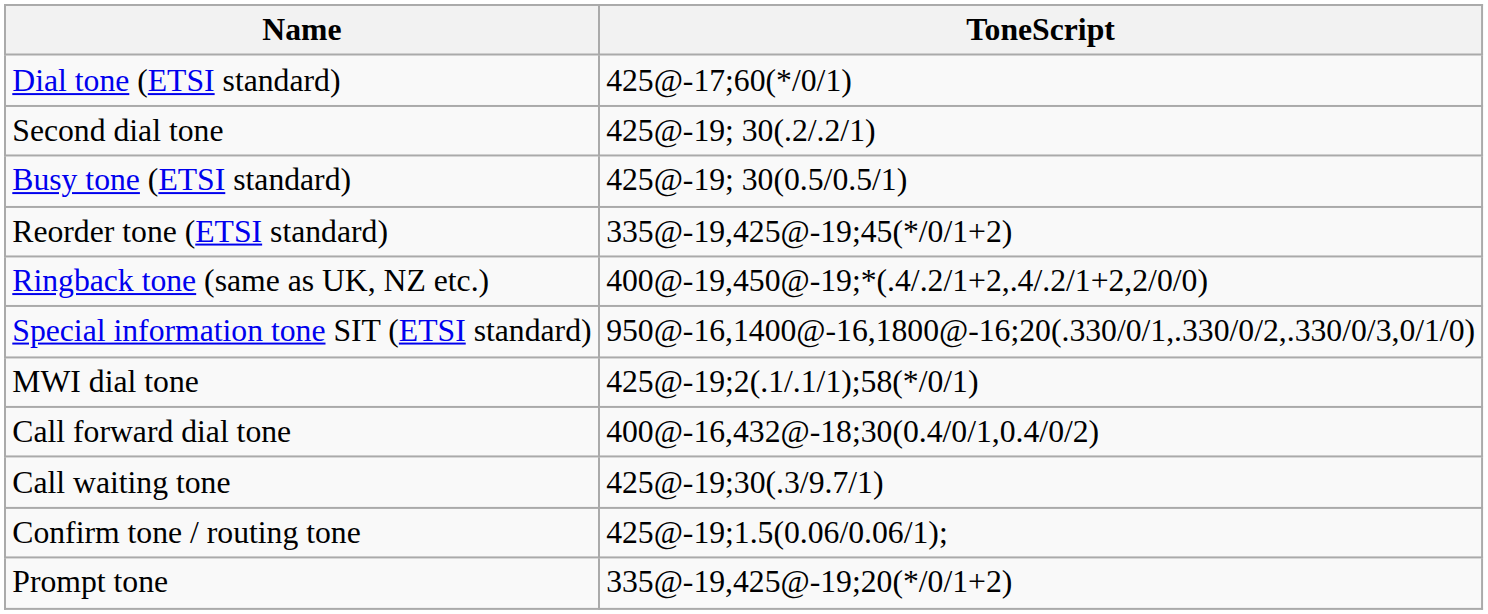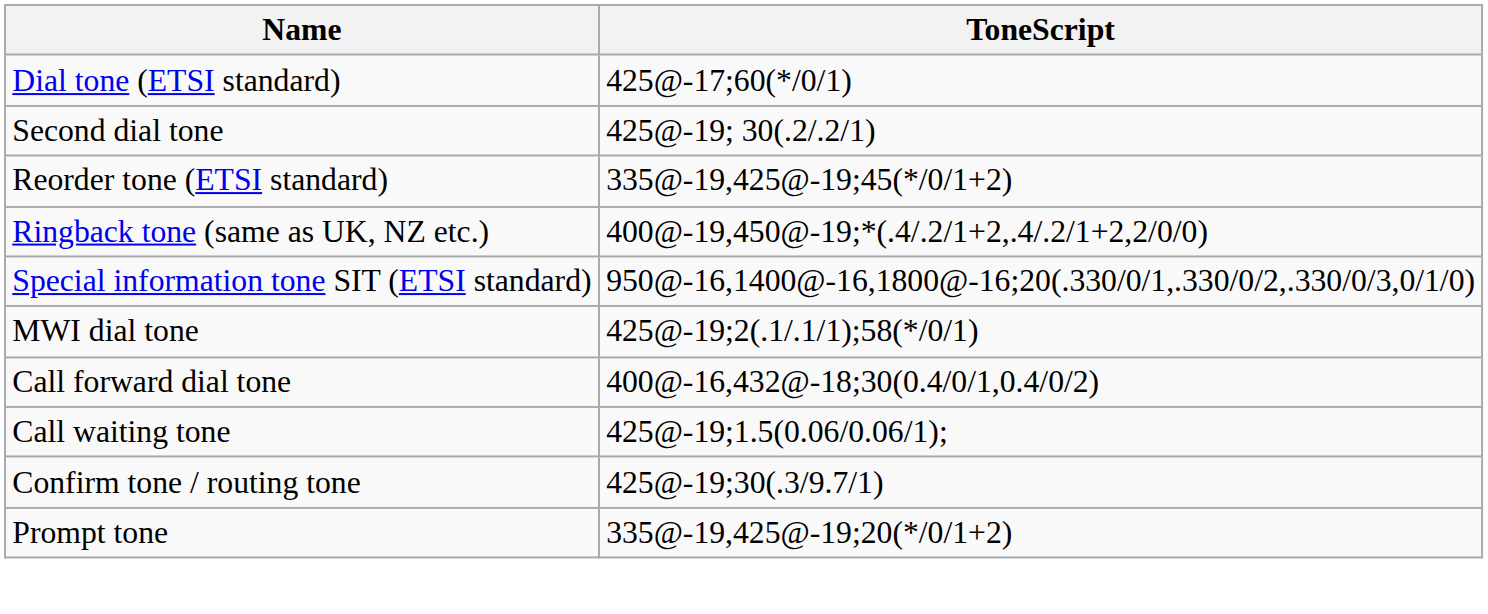- row: (182, 180)
(745, 481) 425@-19;30(.3/9.7/1) -> (777, 431) 425@-19;1.5(0.06/0.06/1);
(777, 532) 425@-19;1.5(0.06/0.06/1); -> (745, 481) 425@-19;30(.3/9.7/1)
